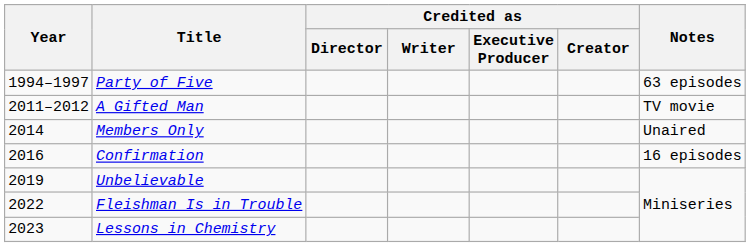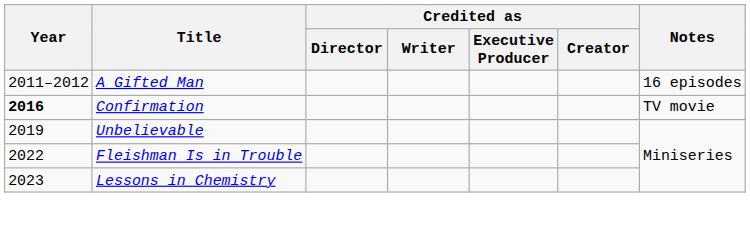- row: (154, 83)
(679, 107) TV movie -> (692, 83) 16 episodes
- row: (150, 131)
(26, 156) normal -> (26, 107) bold
(692, 156) 16 episodes -> (679, 107) TV movie
